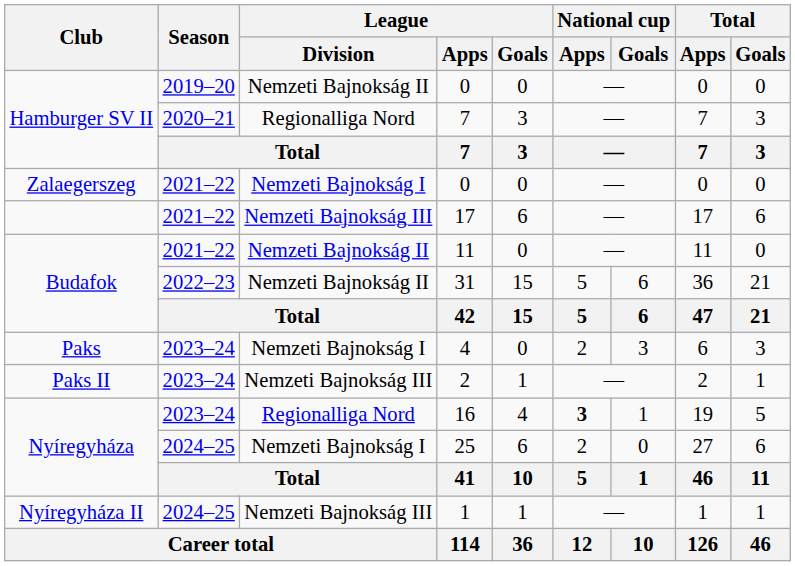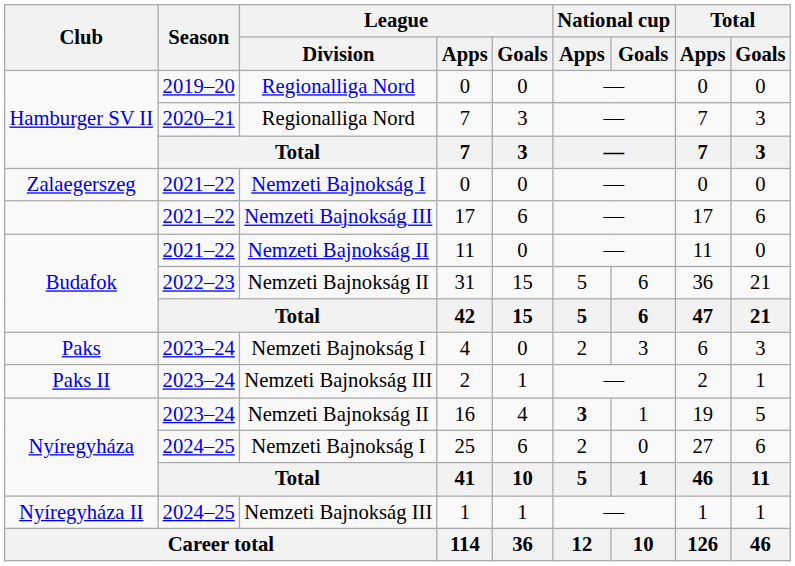(338, 86) Nemzeti Bajnokság II -> (338, 86) Regionalliga Nord
(338, 413) Regionalliga Nord -> (338, 413) Nemzeti Bajnokság II
